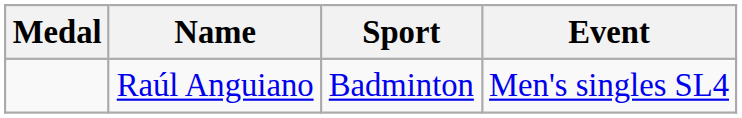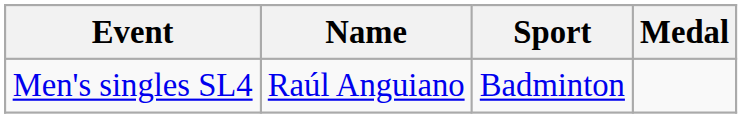columns swapped: (57, 31) <-> (609, 31)
